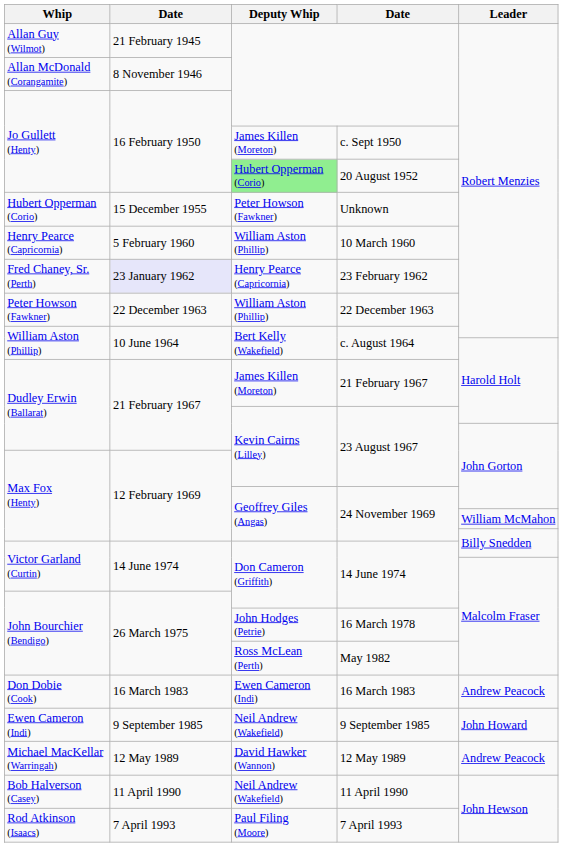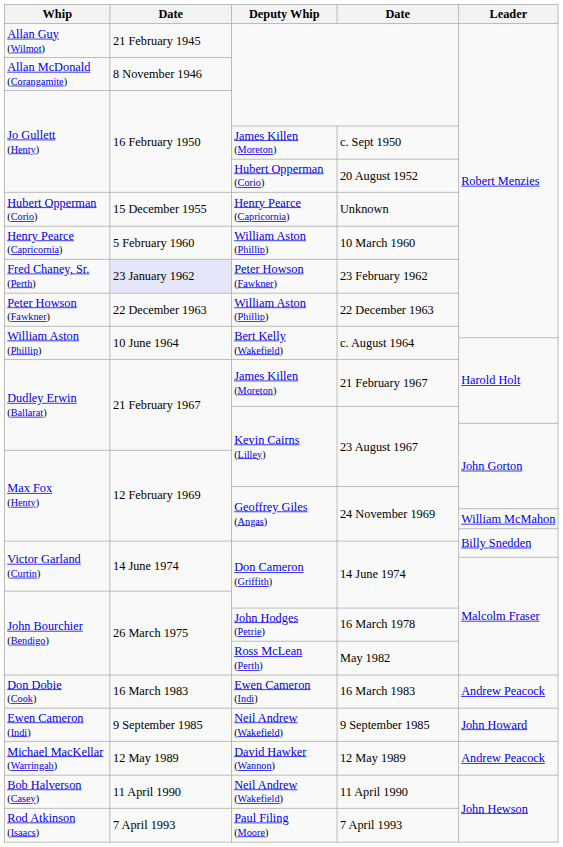(279, 175) lightgreen background -> (279, 175) no background
(269, 209) Peter Howson (Fawkner) -> (268, 209) Henry Pearce (Capricornia)
(268, 276) Henry Pearce (Capricornia) -> (269, 276) Peter Howson (Fawkner)
